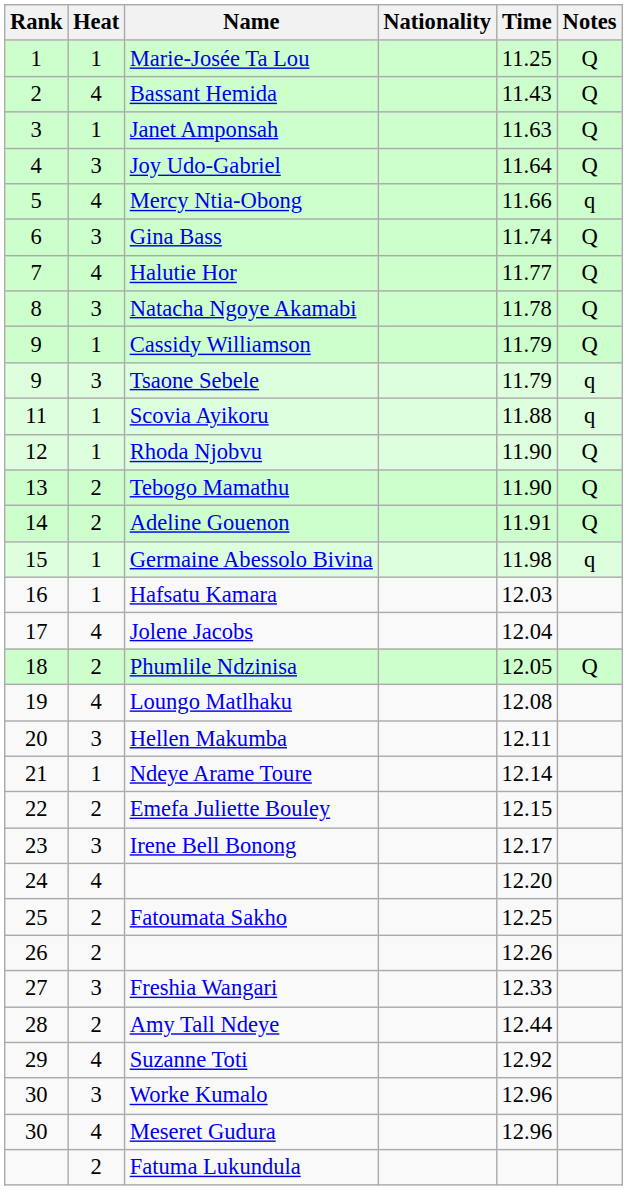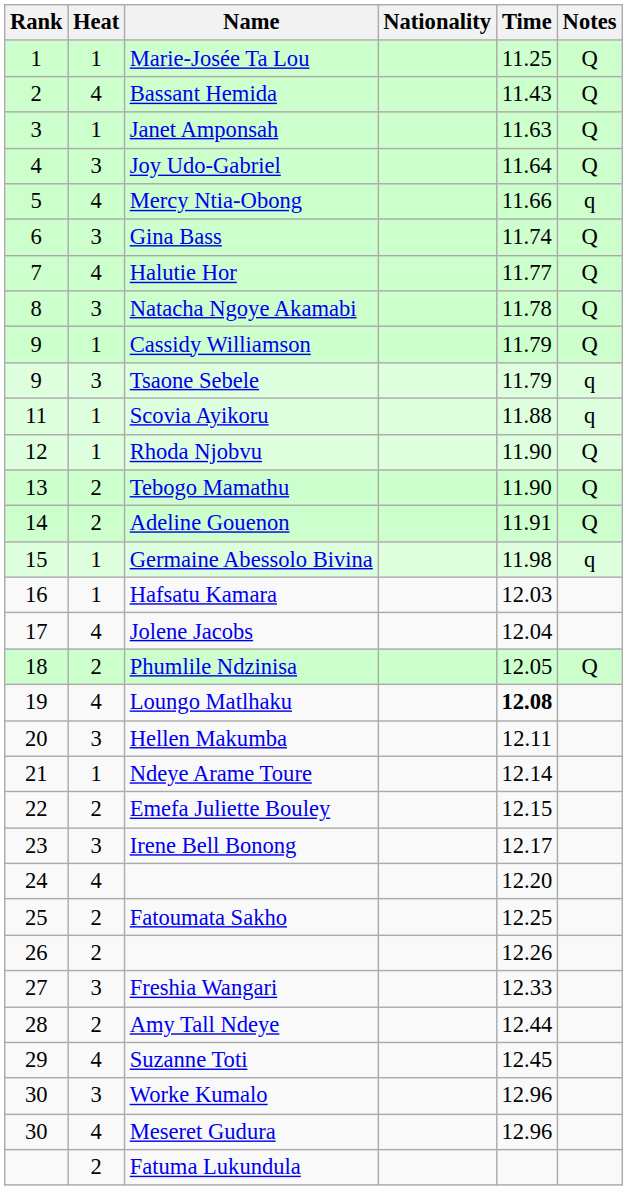(527, 702) normal -> (527, 702) bold
(527, 1059) 12.92 -> (527, 1059) 12.45
